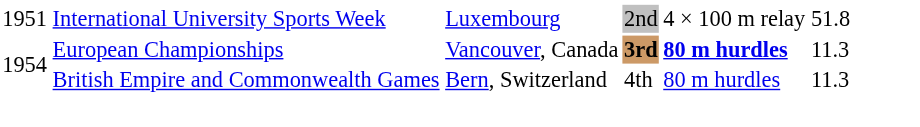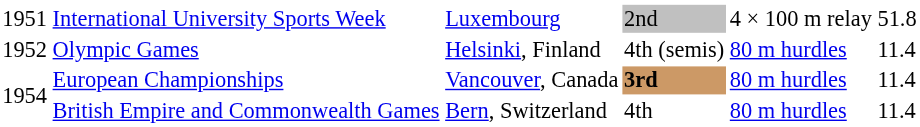+ row: (126, 49)
(725, 49) bold -> (788, 80) normal
(830, 49) 11.3 -> (897, 80) 11.4
(830, 80) 11.3 -> (897, 110) 11.4
